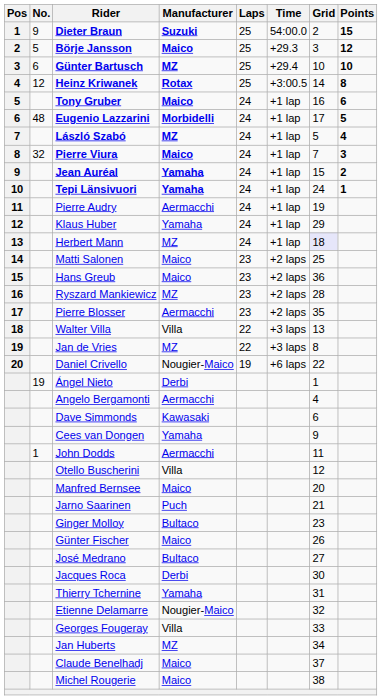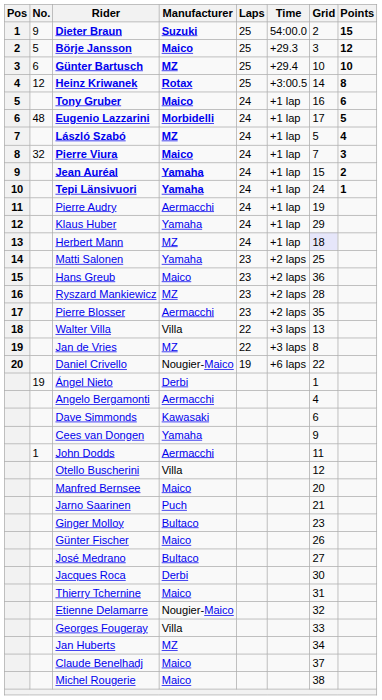(176, 259) Maico -> (182, 259) Yamaha
(182, 593) Yamaha -> (176, 593) Maico
